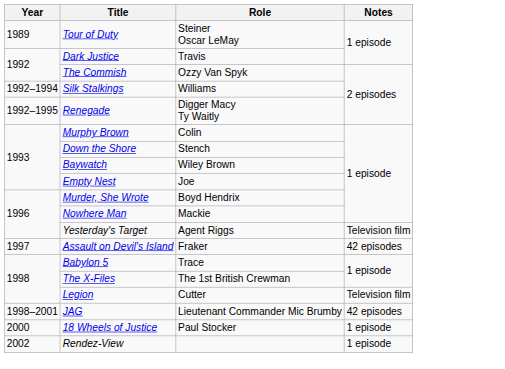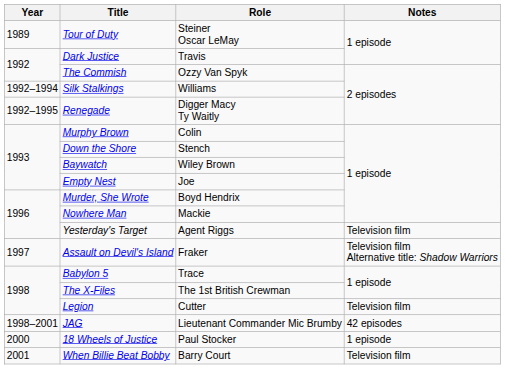(374, 246) 42 episodes -> (422, 252) Television film Alternative title: Shadow Warriors
+ row: (116, 355)
- row: (93, 344)
